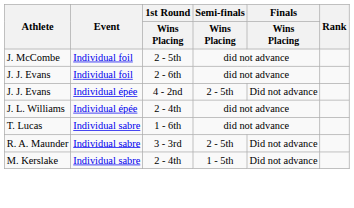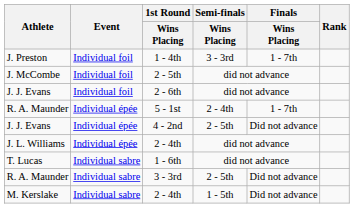+ row: (27, 58)
+ row: (38, 109)
